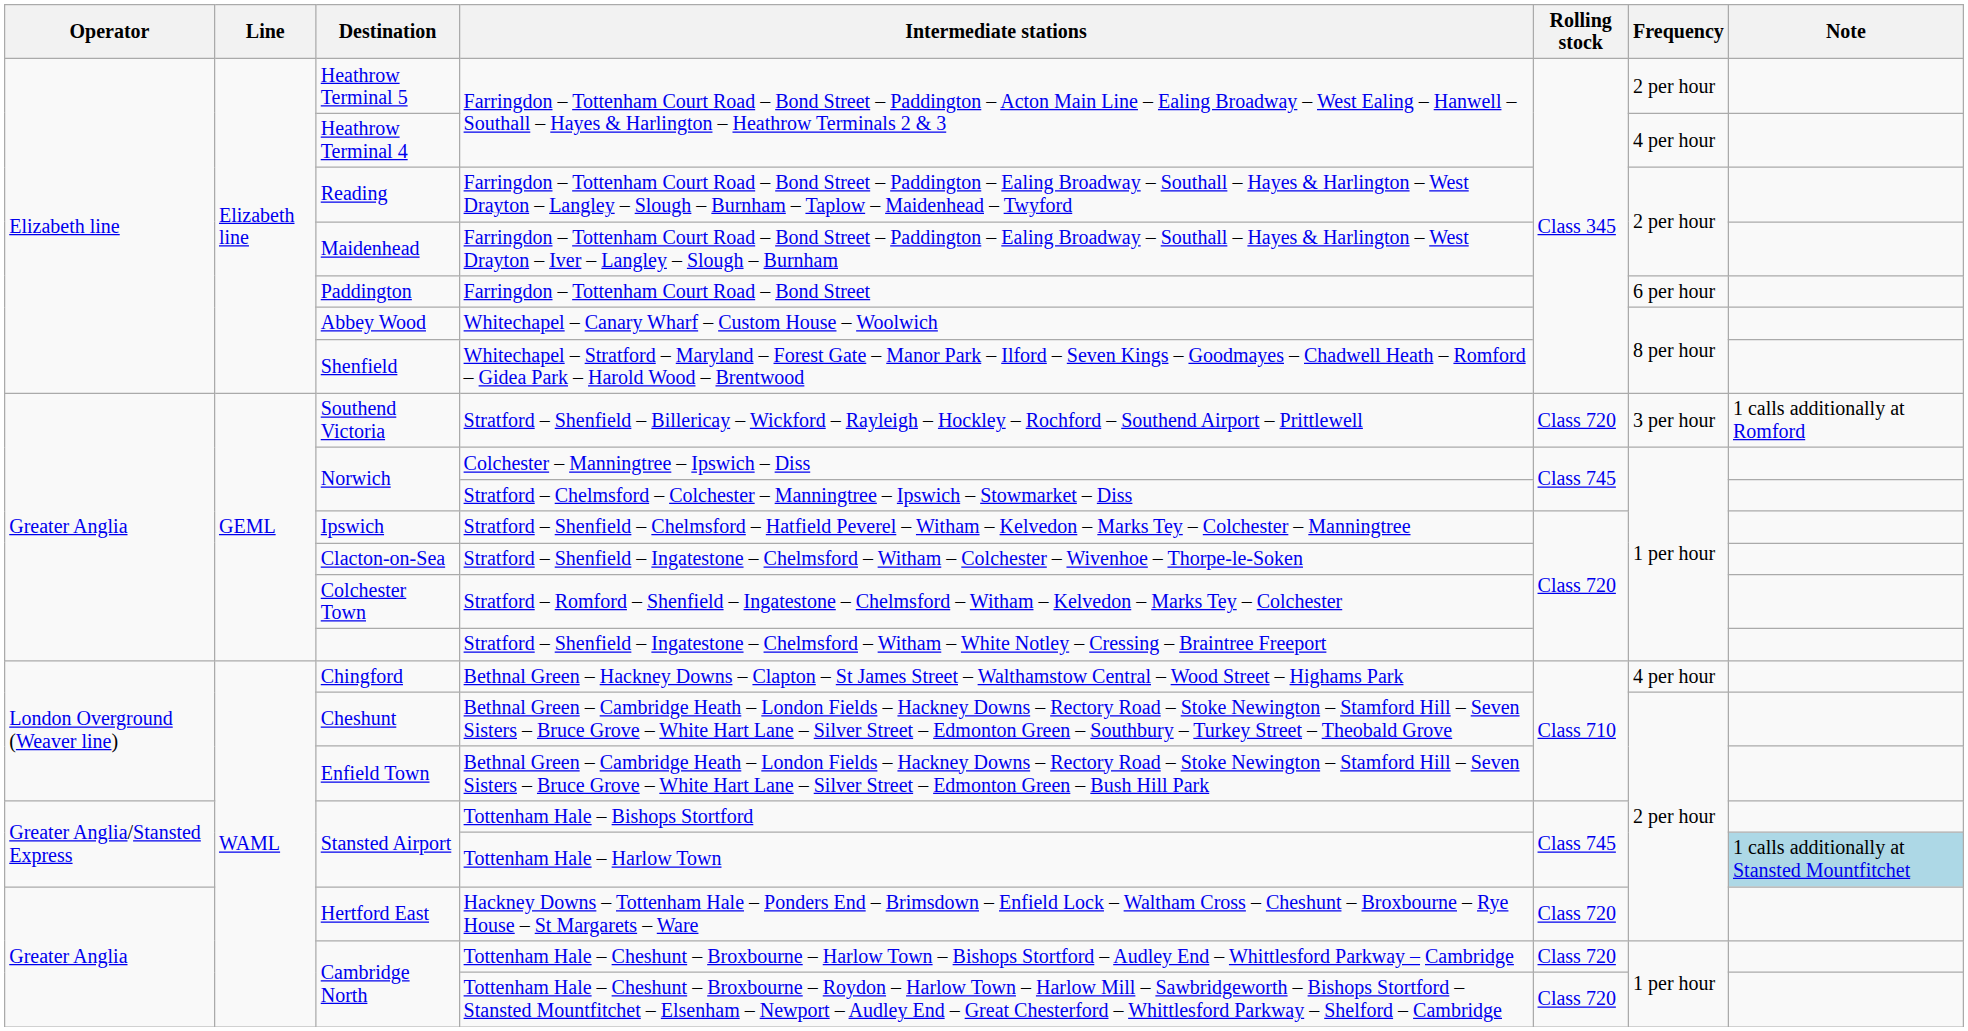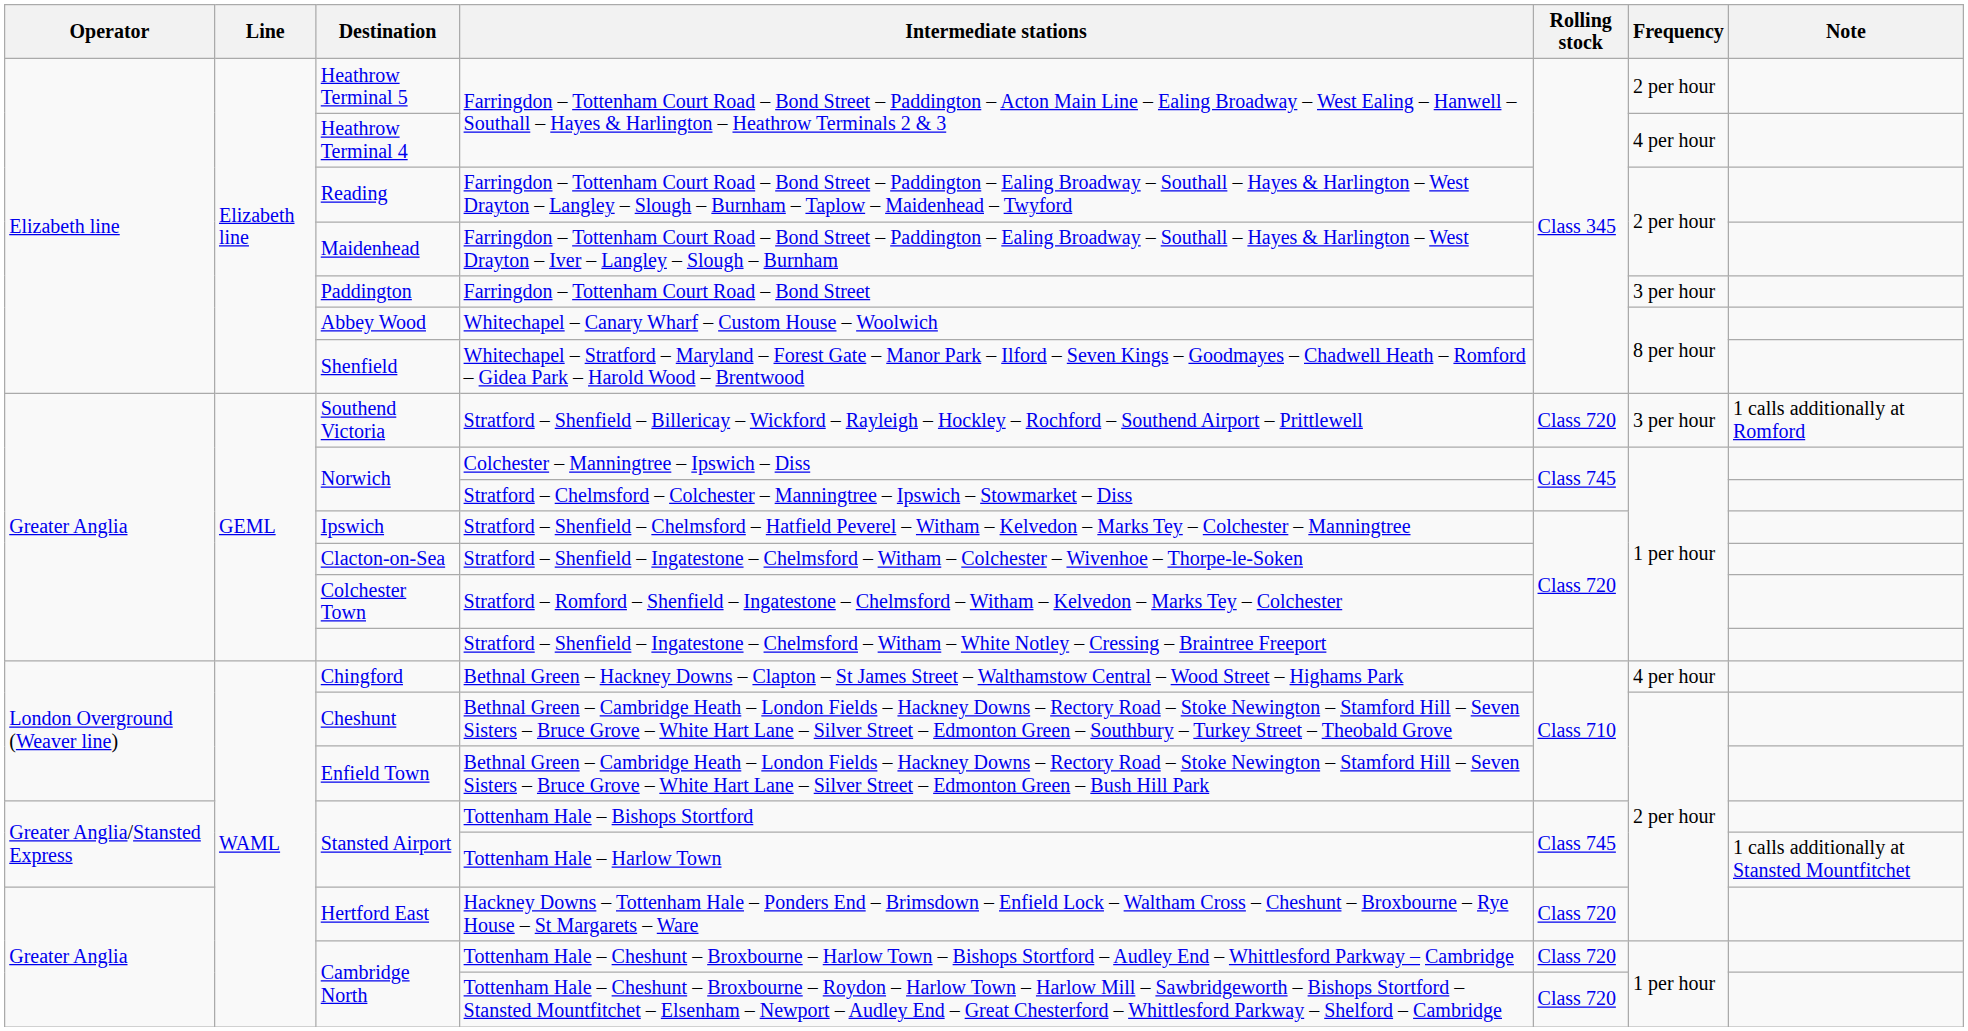(1674, 291) 6 per hour -> (1674, 291) 3 per hour
(1822, 859) lightblue background -> (1822, 859) no background
